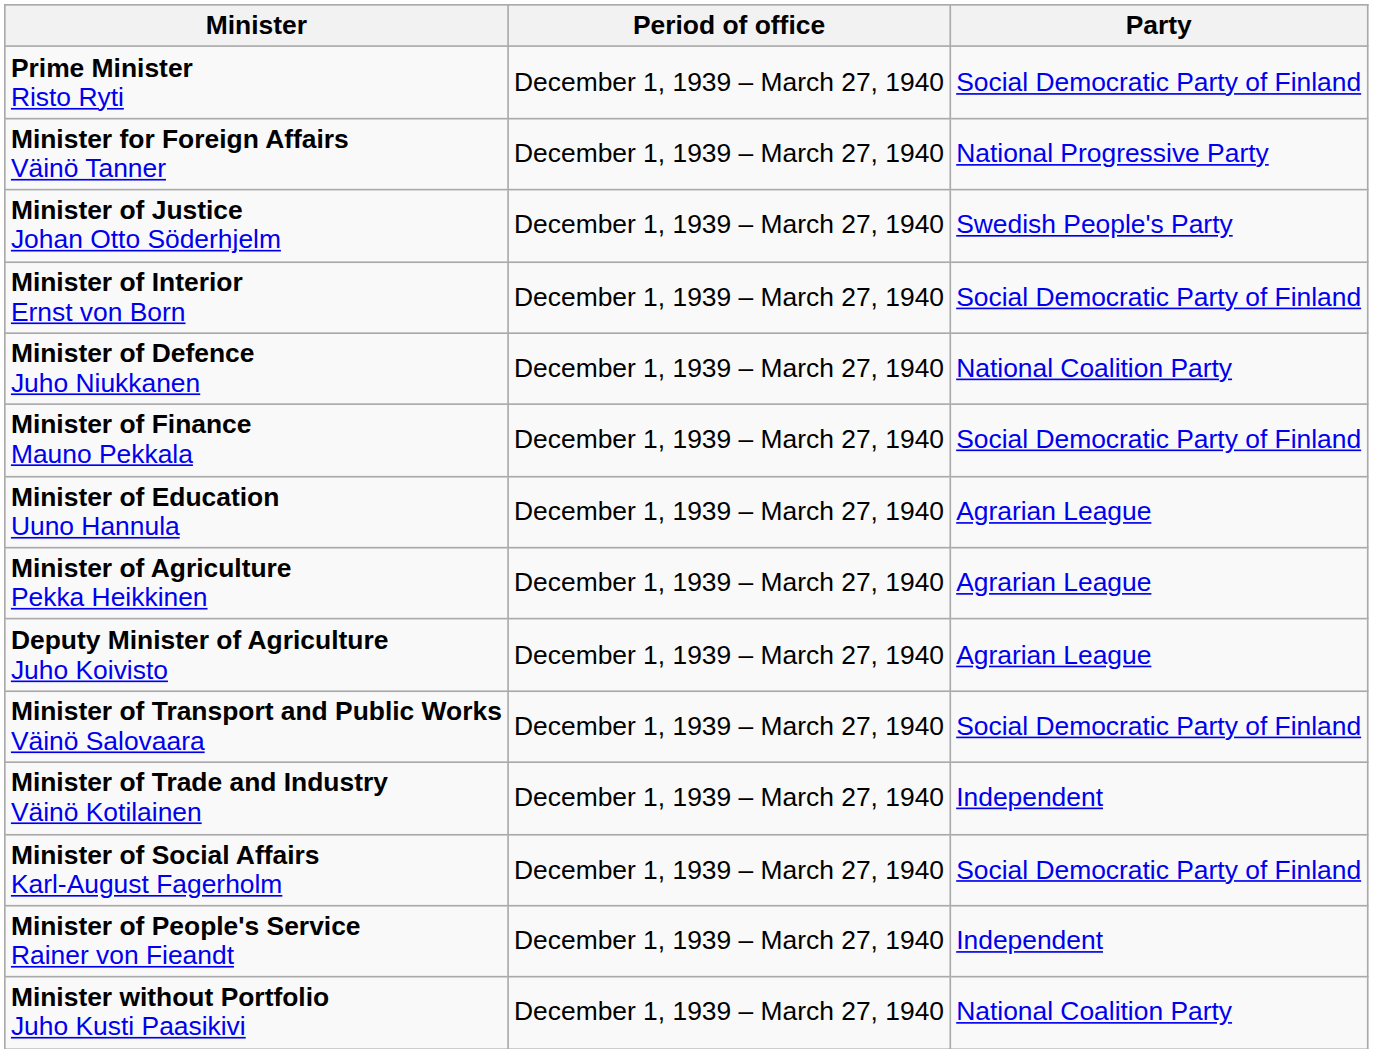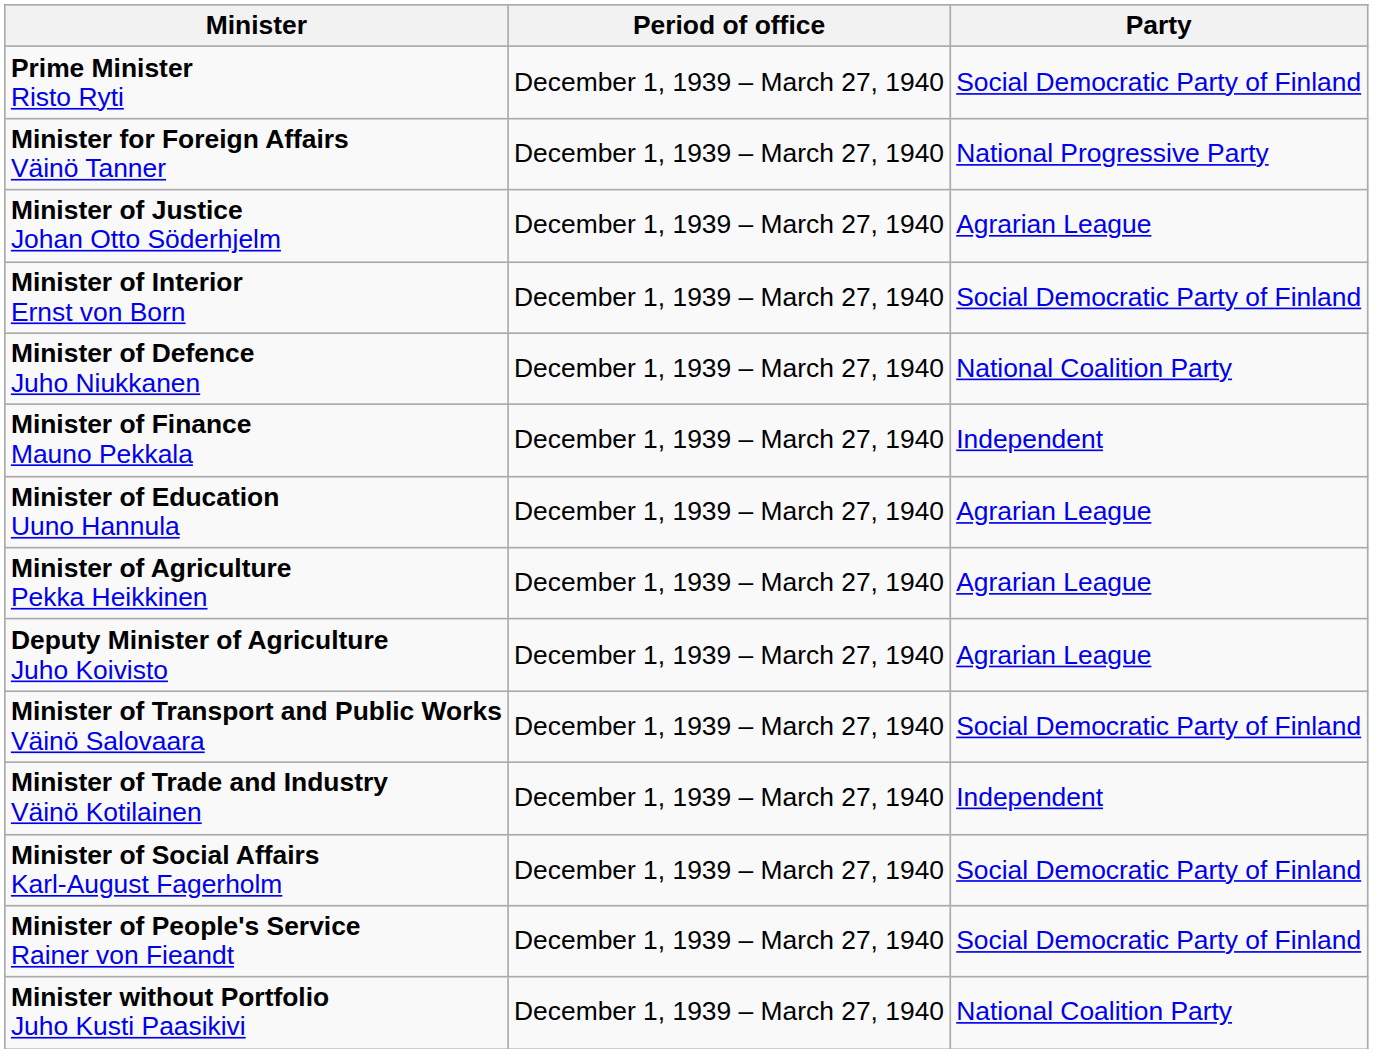(1094, 225) Swedish People's Party -> (1054, 225) Agrarian League
(1159, 439) Social Democratic Party of Finland -> (1030, 439) Independent
(1030, 940) Independent -> (1159, 940) Social Democratic Party of Finland
